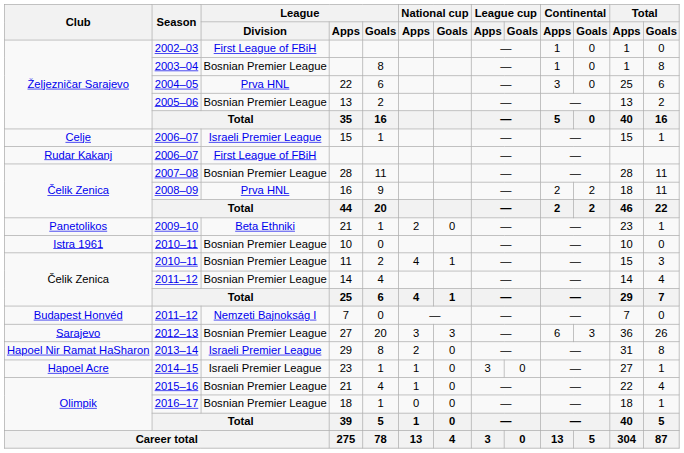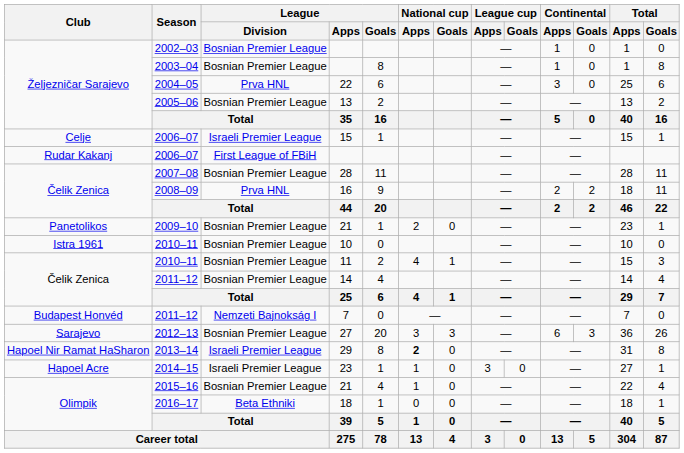(265, 48) First League of FBiH -> (265, 48) Bosnian Premier League
(265, 226) Beta Ethniki -> (265, 226) Bosnian Premier League
(416, 350) normal -> (416, 350) bold
(265, 404) Bosnian Premier League -> (265, 404) Beta Ethniki
